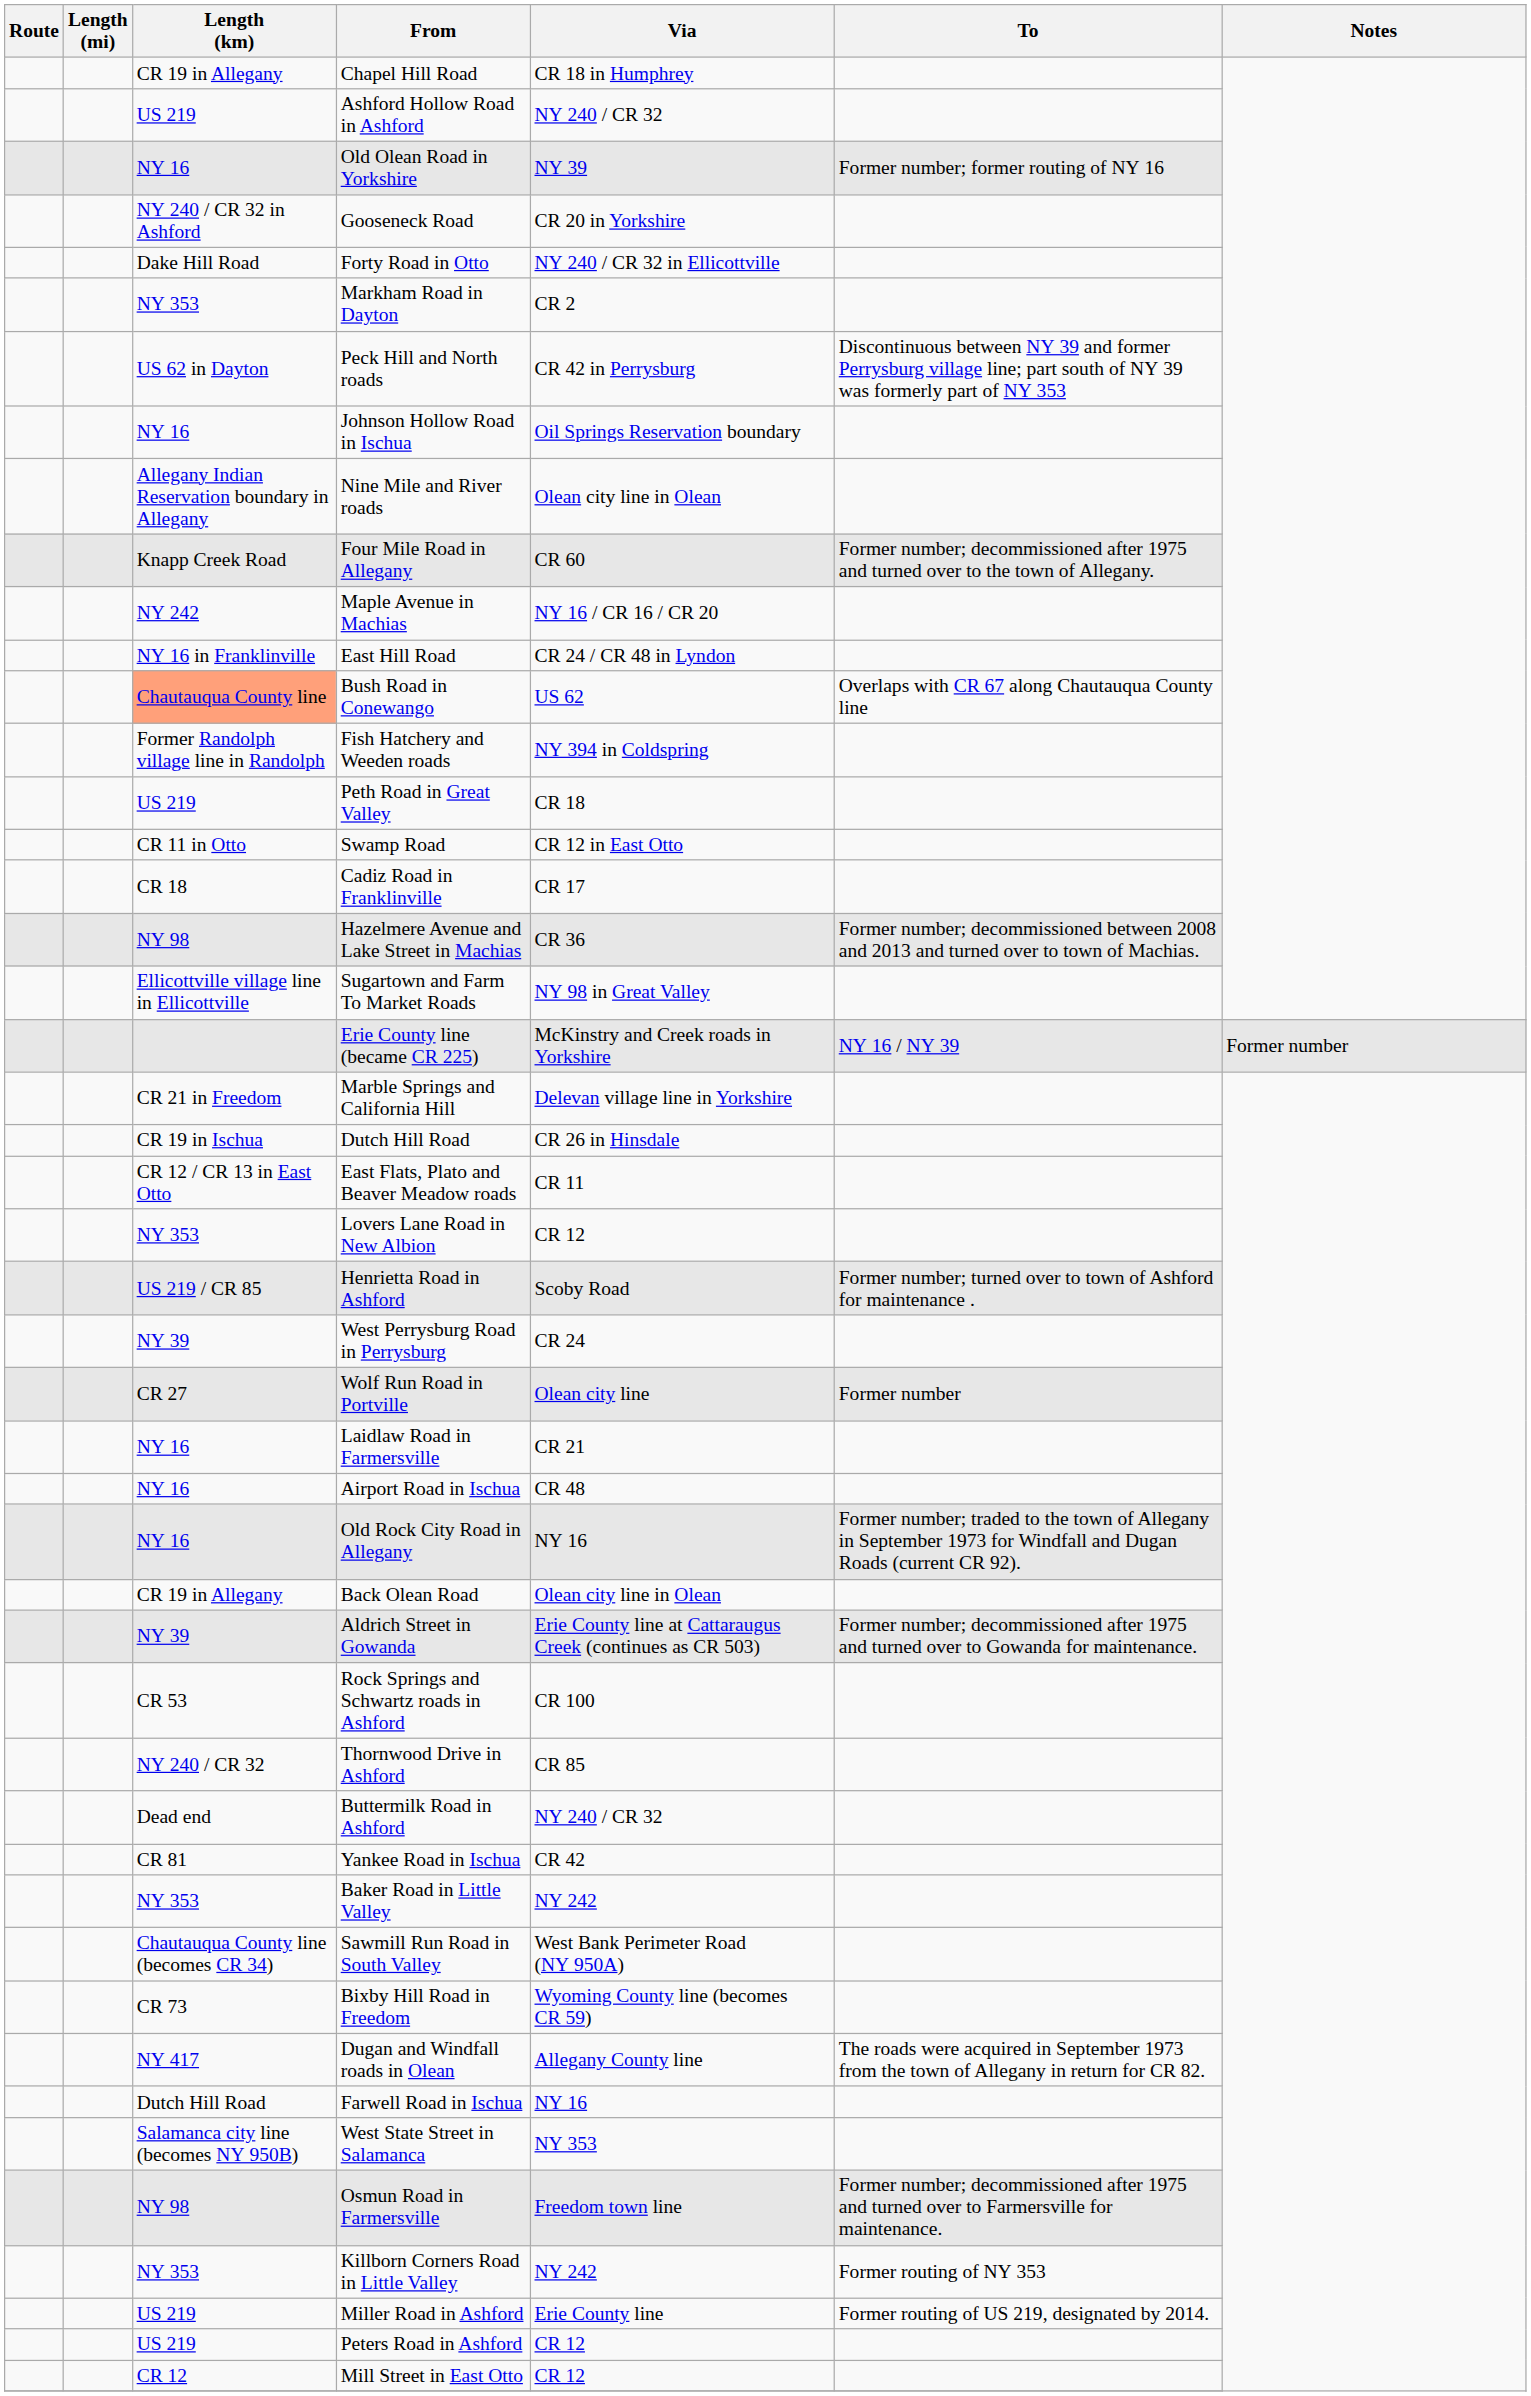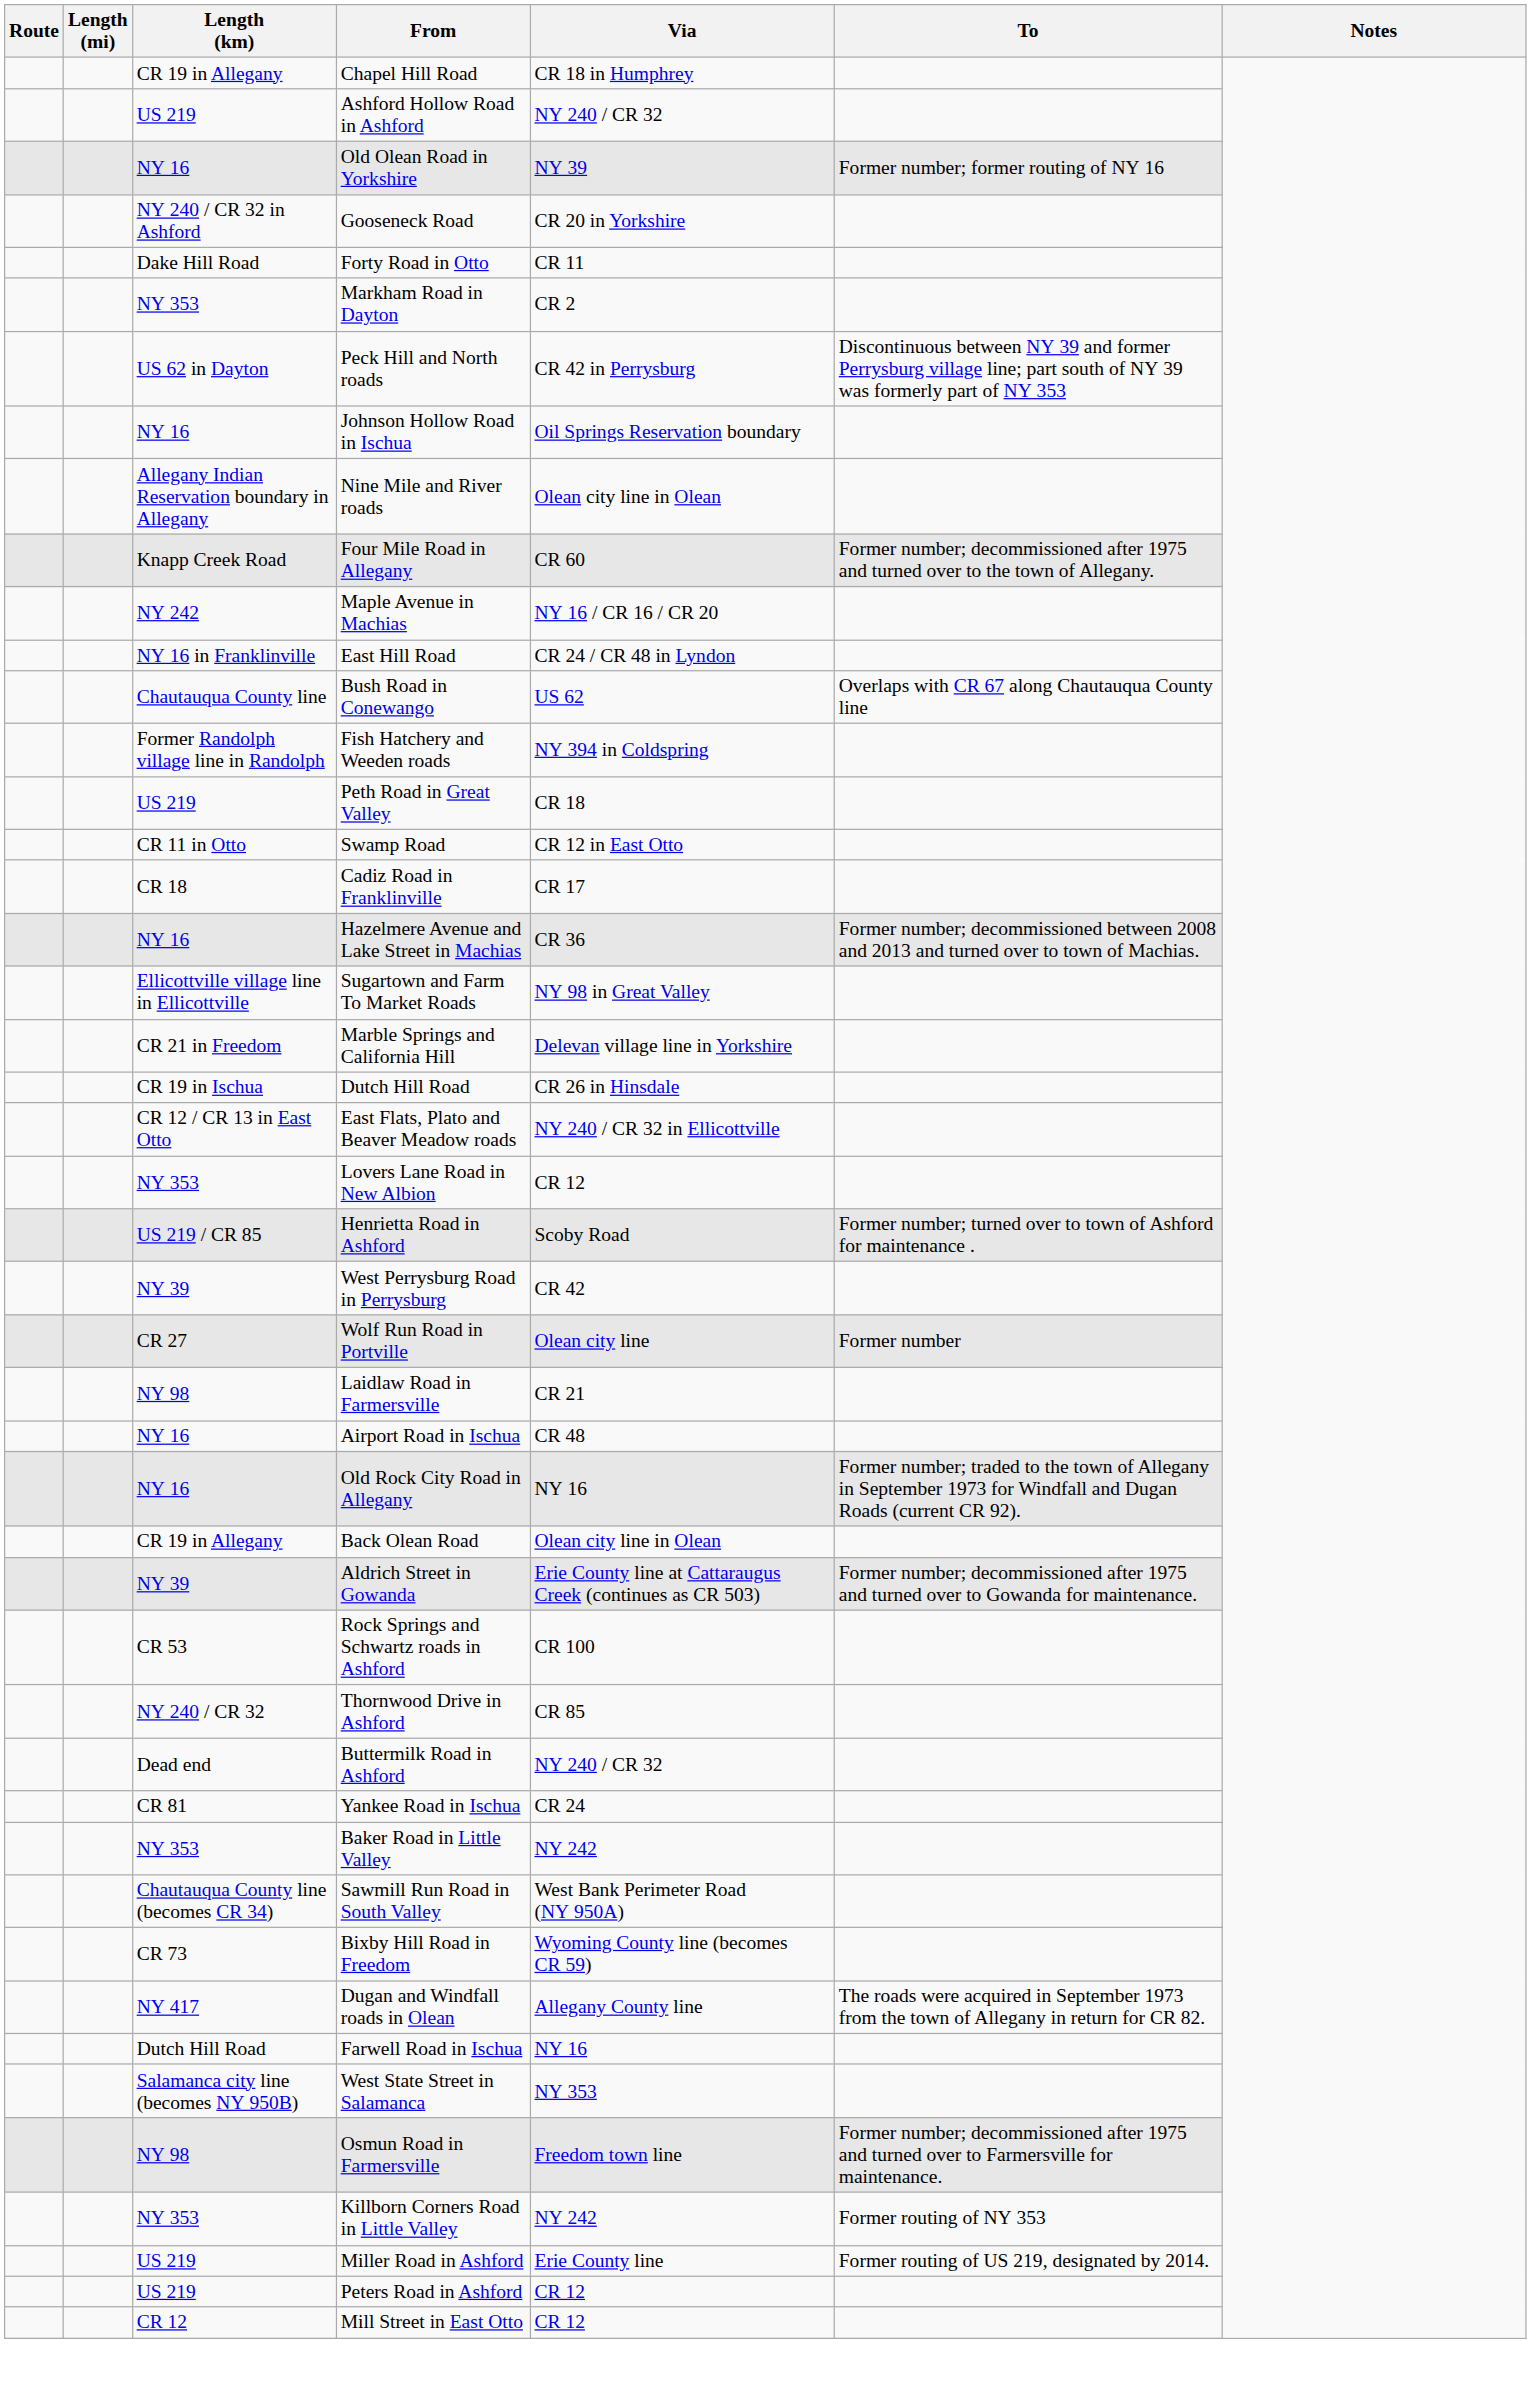(657, 262) NY 240 / CR 32 in Ellicottville -> (559, 262) CR 11
(232, 696) lightsalmon background -> (232, 696) no background
(163, 939) NY 98 -> (163, 939) NY 16
- row: (410, 1045)
(559, 1182) CR 11 -> (657, 1129) NY 240 / CR 32 in Ellicottville
(560, 1340) CR 24 -> (560, 1288) CR 42
(163, 1446) NY 16 -> (163, 1393) NY 98
(560, 1859) CR 42 -> (560, 1806) CR 24
